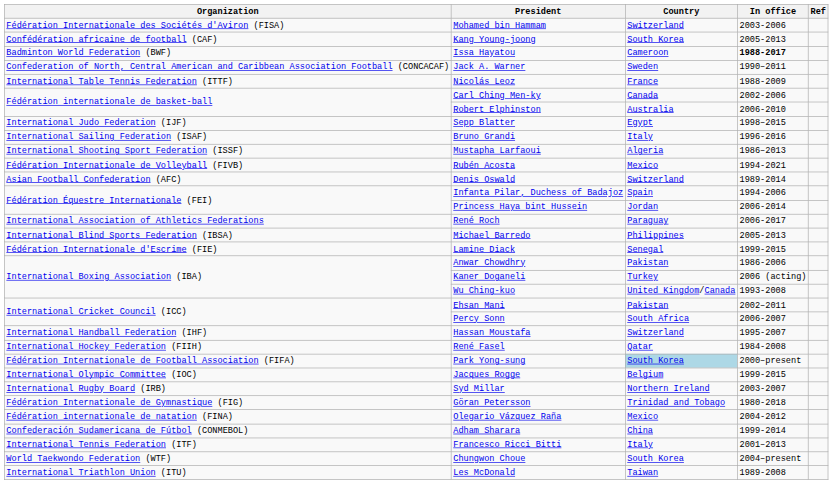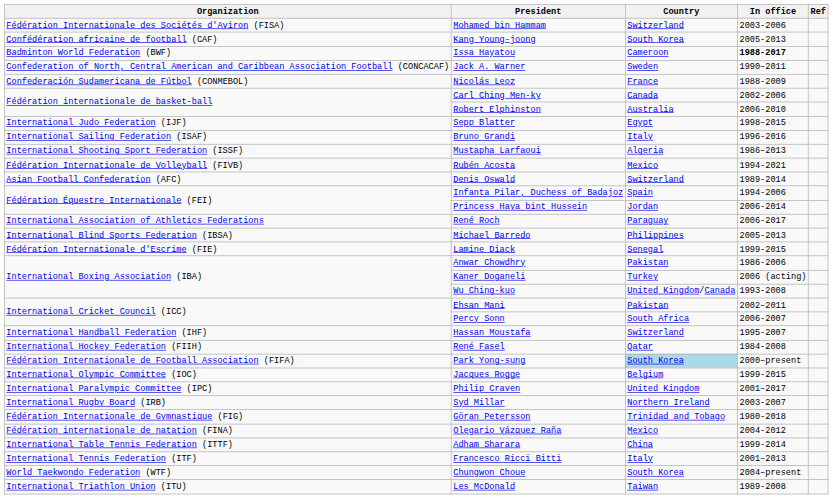(120, 81) International Table Tennis Federation (ITTF) -> (127, 81) Confederación Sudamericana de Fútbol (CONMEBOL)
+ row: (487, 389)
(127, 431) Confederación Sudamericana de Fútbol (CONMEBOL) -> (120, 445) International Table Tennis Federation (ITTF)
